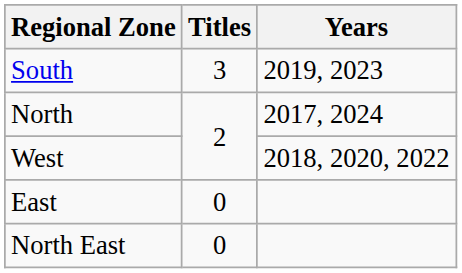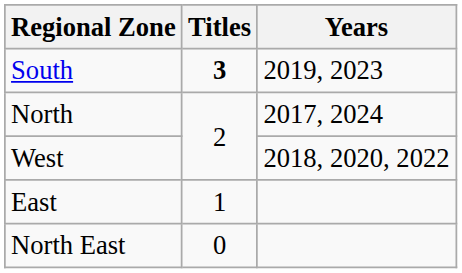(220, 70) normal -> (220, 70) bold
(220, 202) 0 -> (220, 202) 1
